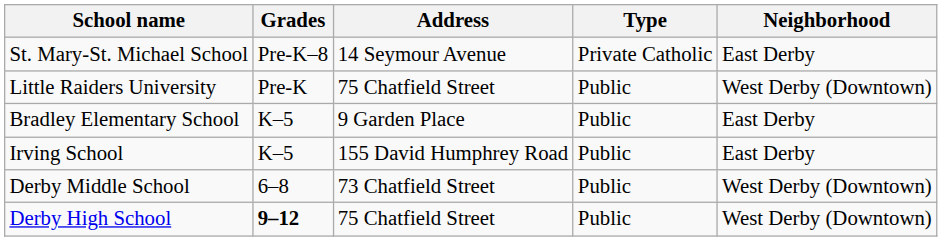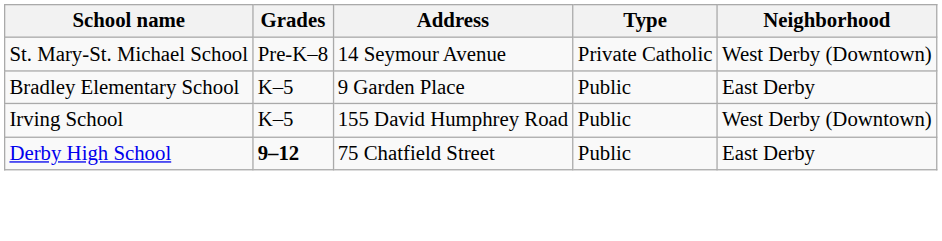(768, 53) East Derby -> (827, 53) West Derby (Downtown)
- row: (113, 86)
(768, 152) East Derby -> (827, 119) West Derby (Downtown)
- row: (100, 185)
(827, 218) West Derby (Downtown) -> (768, 152) East Derby
